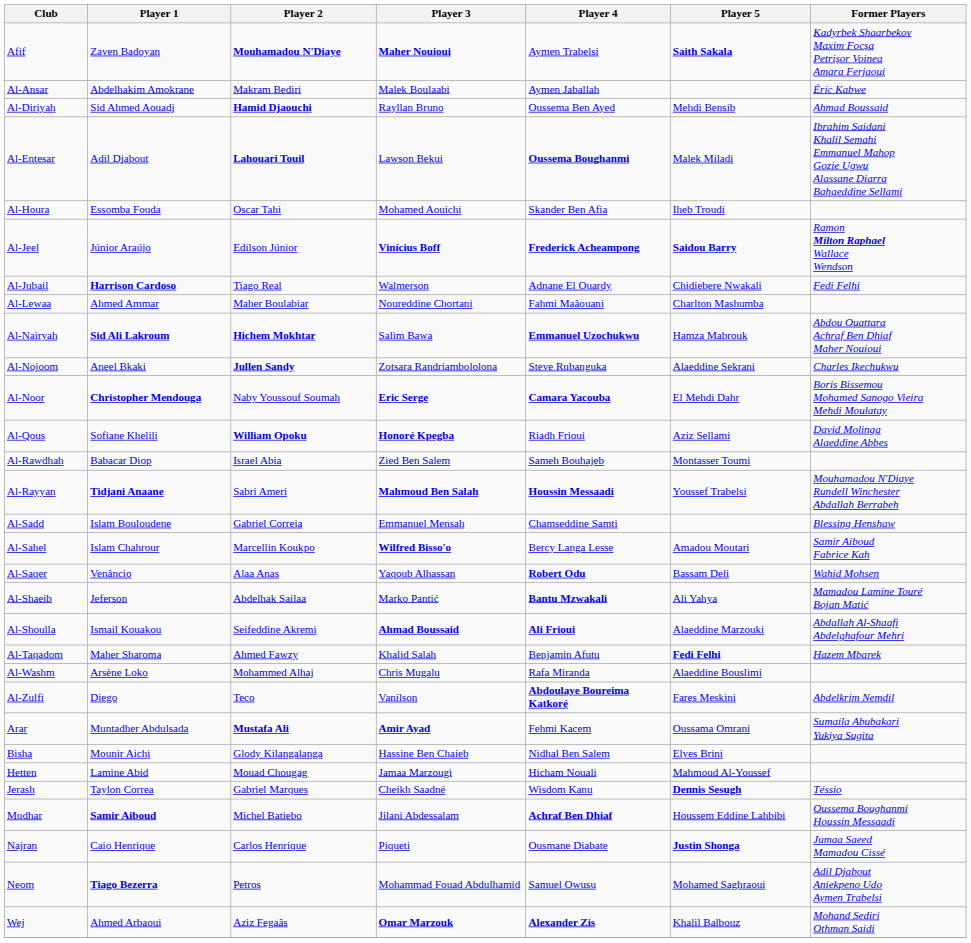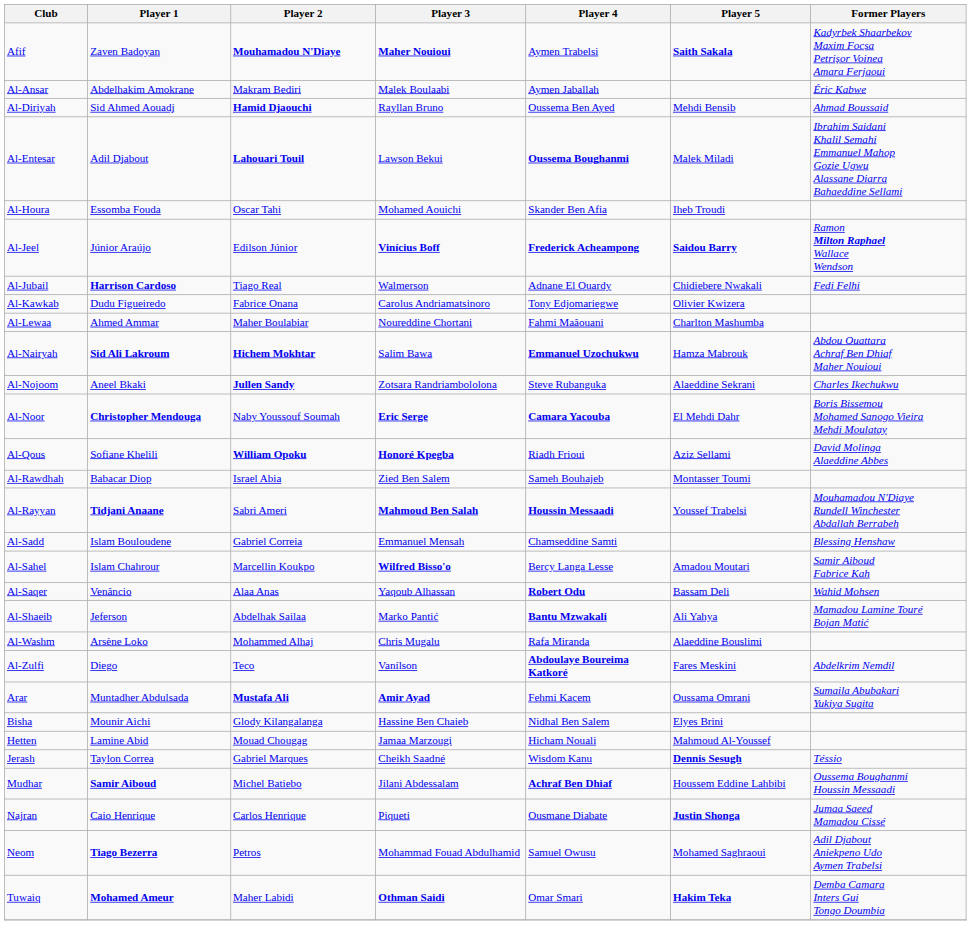+ row: (33, 304)
- row: (31, 629)
- row: (35, 654)
+ row: (24, 897)
- row: (16, 922)
